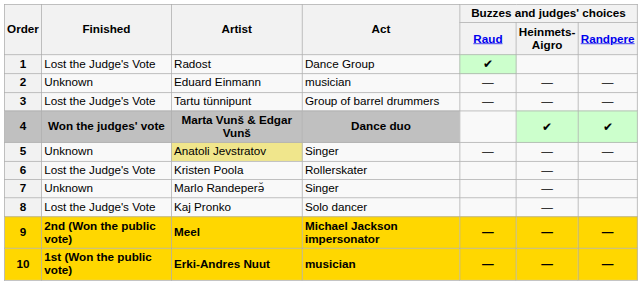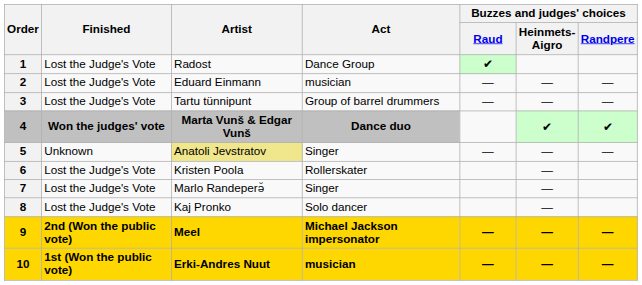(69, 83) Unknown -> (100, 83) Lost the Judge's Vote
(69, 188) Unknown -> (100, 188) Lost the Judge's Vote
